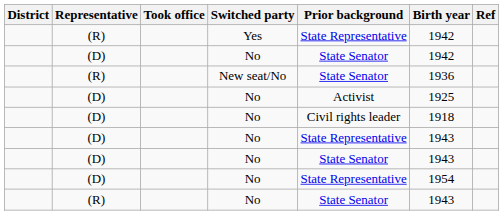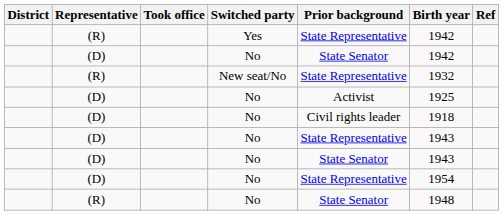(354, 76) State Senator -> (354, 76) State Representative
(441, 76) 1936 -> (441, 76) 1932
(441, 199) 1943 -> (441, 199) 1948
